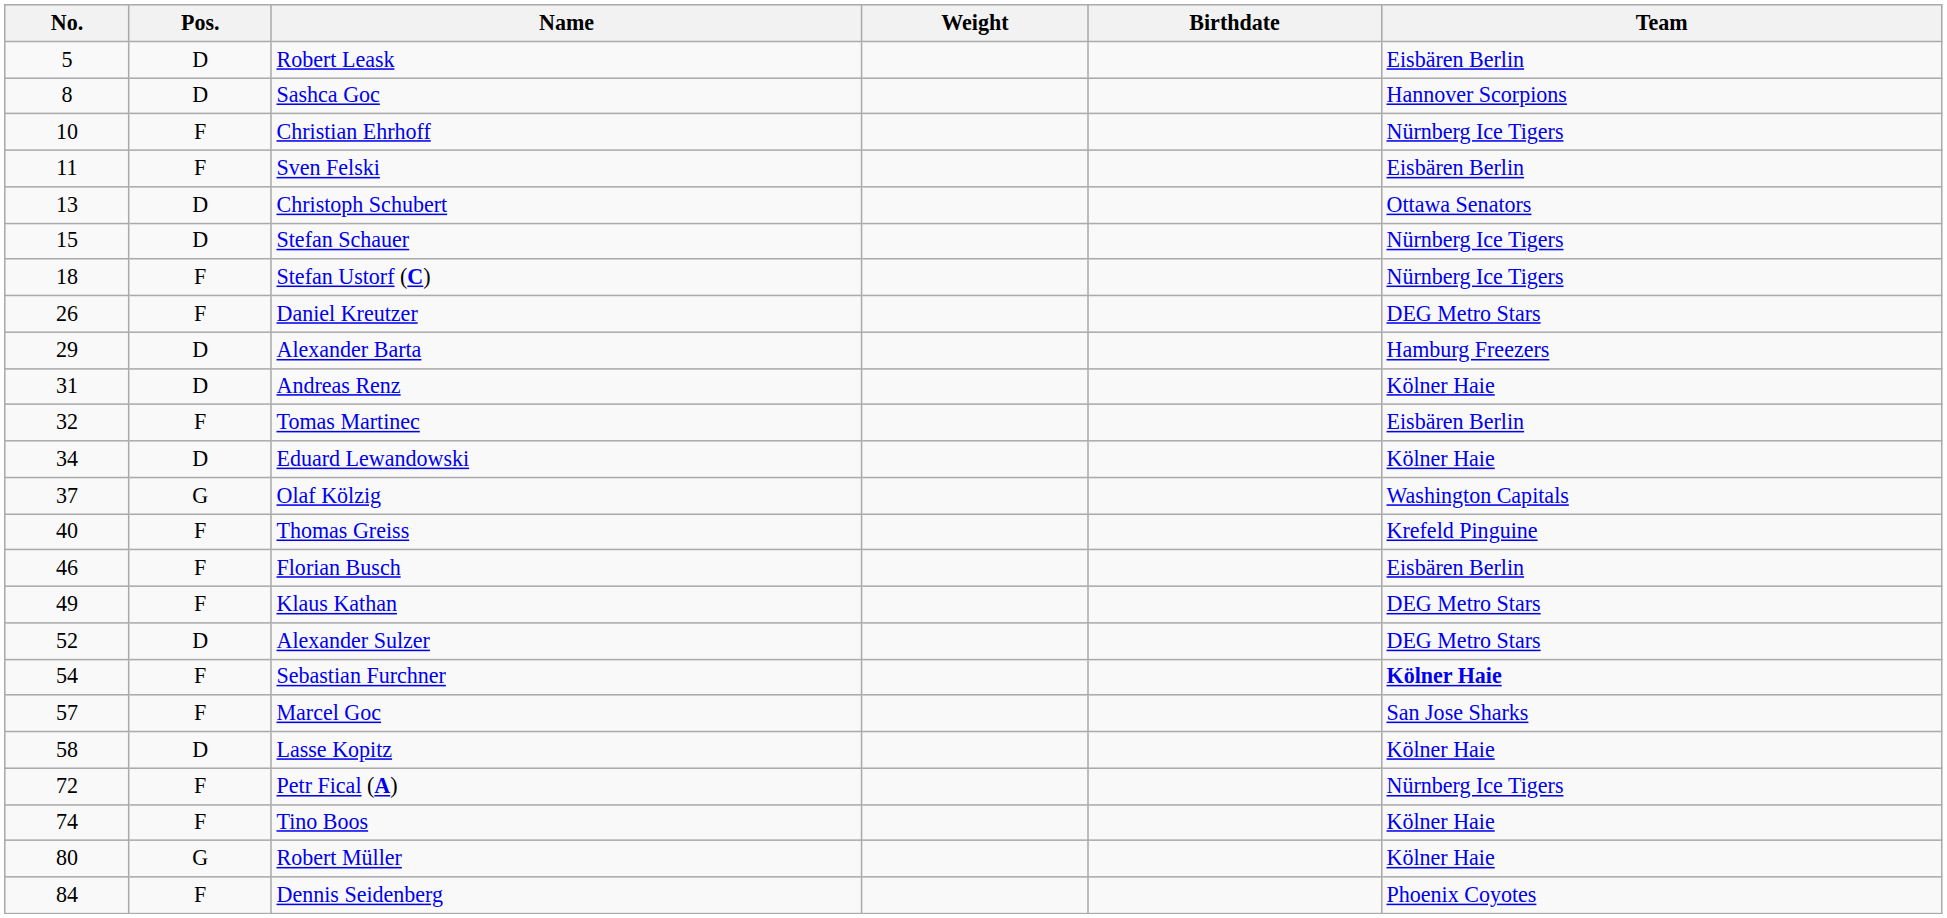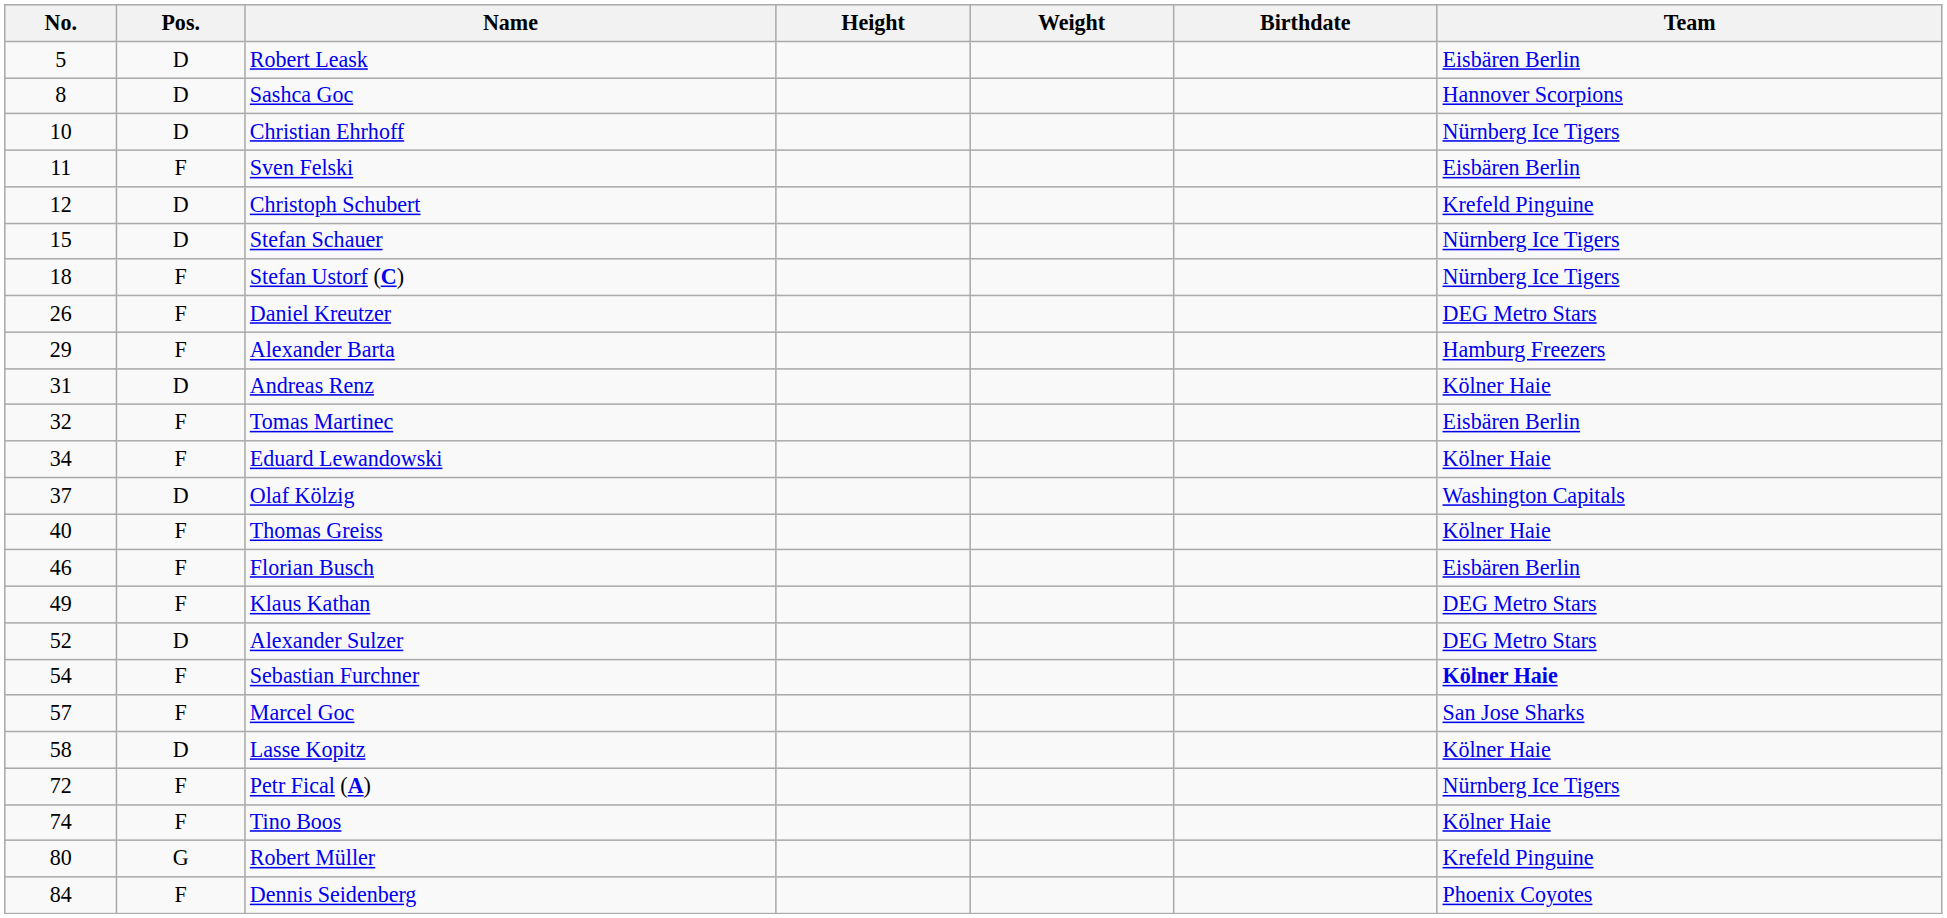+ column: (873, 23)
(200, 132) F -> (181, 132) D
(67, 204) 13 -> (61, 204) 12
(1459, 204) Ottawa Senators -> (1518, 204) Krefeld Pinguine
(200, 350) D -> (181, 350) F
(200, 459) D -> (181, 459) F
(200, 495) G -> (181, 495) D
(1462, 531) Krefeld Pinguine -> (1497, 531) Kölner Haie
(1441, 858) Kölner Haie -> (1518, 858) Krefeld Pinguine
